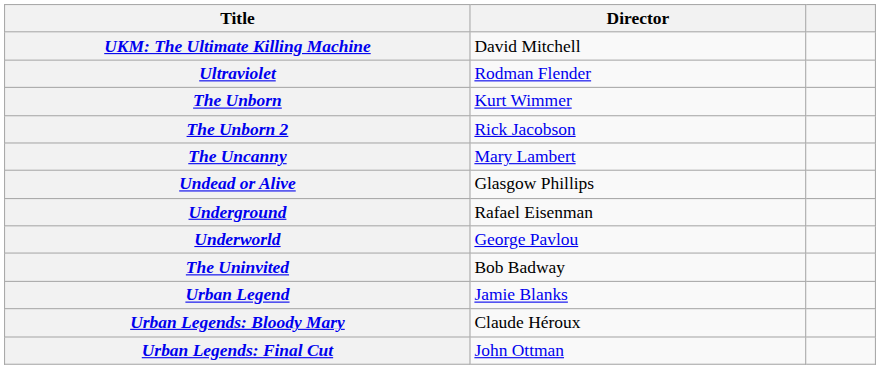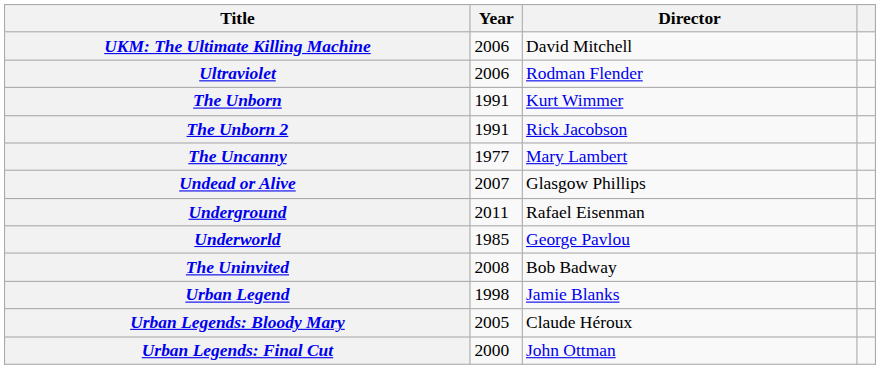+ column: (496, 18)
